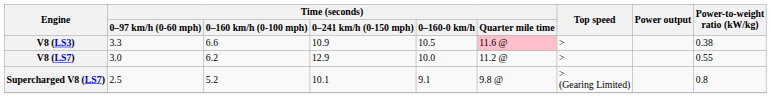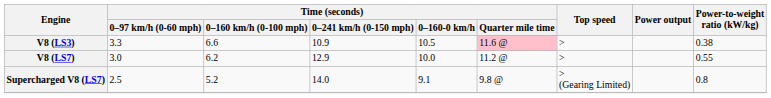(321, 79) 10.1 -> (321, 79) 14.0
